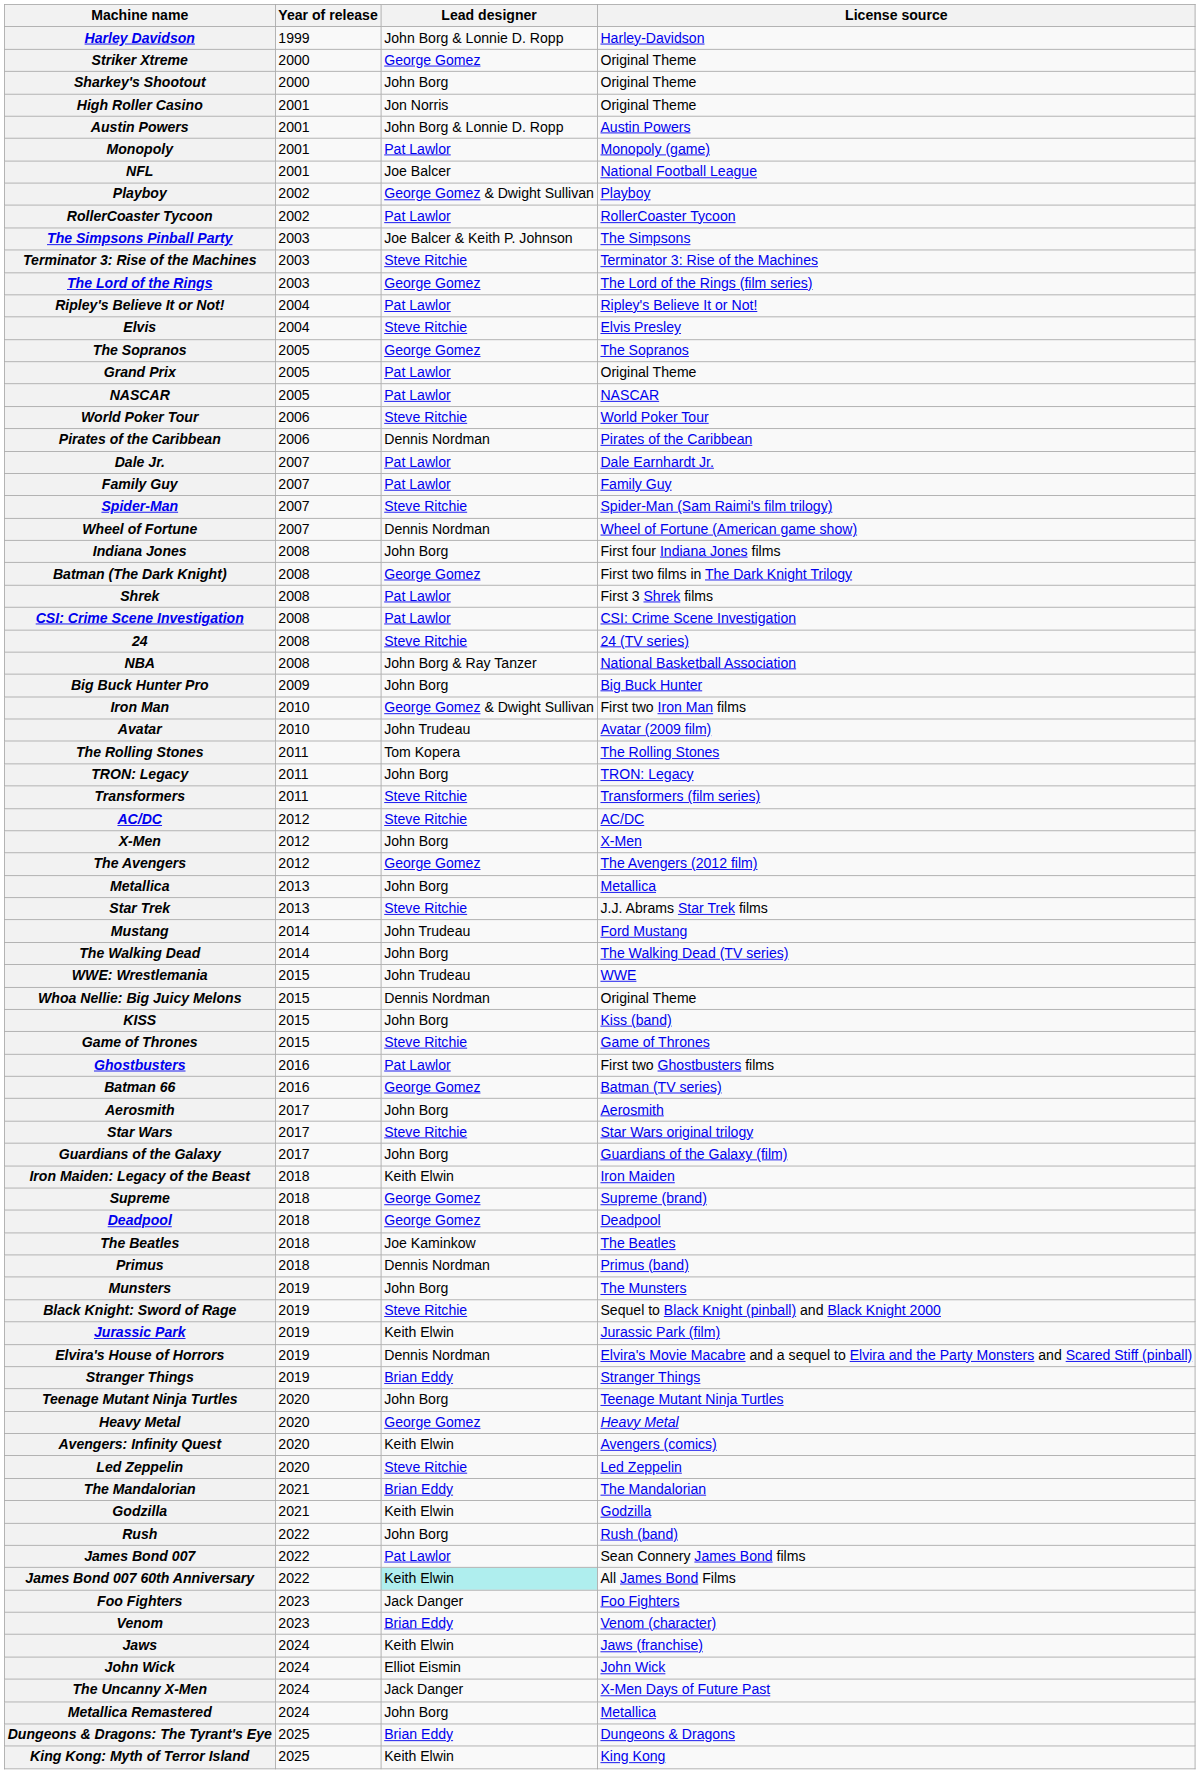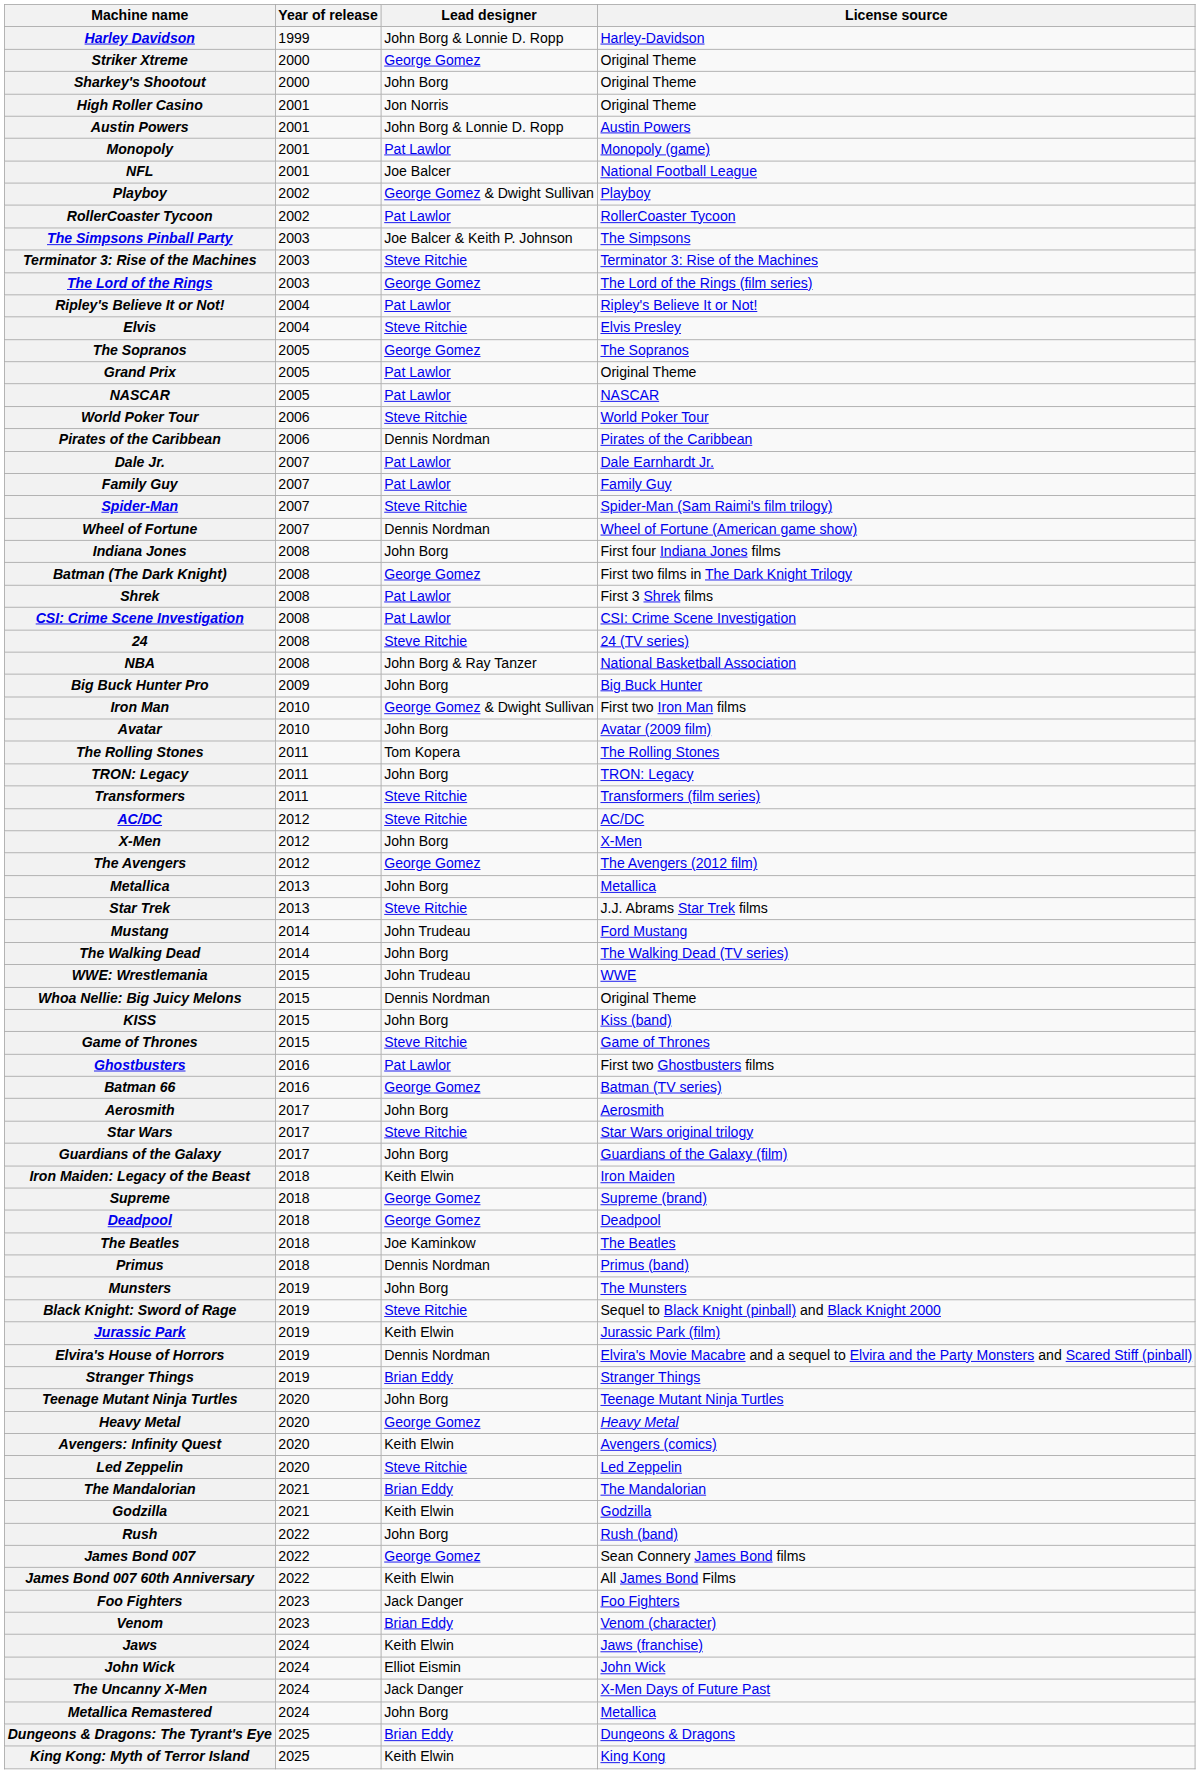(427, 730) John Trudeau -> (416, 730) John Borg
(417, 1556) Pat Lawlor -> (432, 1556) George Gomez
(419, 1578) paleturquoise background -> (419, 1578) no background
